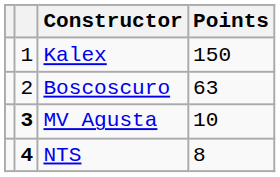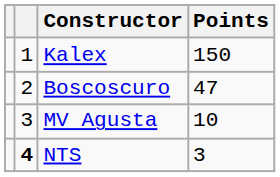(206, 88) 63 -> (206, 88) 47
(27, 121) bold -> (27, 121) normal
(199, 155) 8 -> (199, 155) 3
